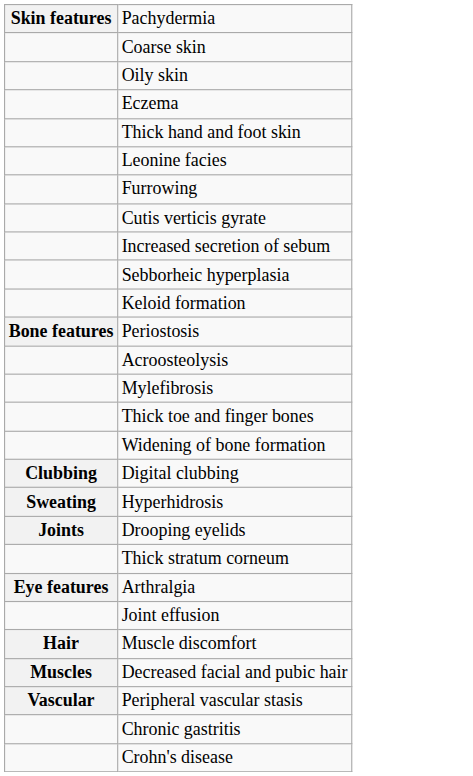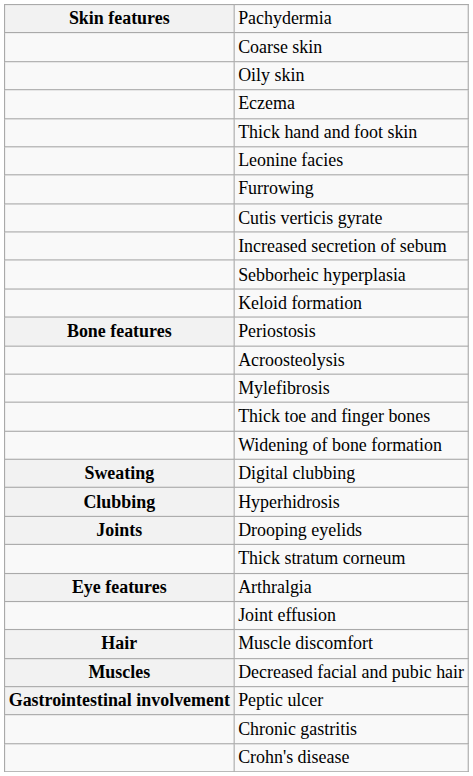(61, 473) Clubbing -> (119, 473) Sweating
(61, 501) Sweating -> (119, 501) Clubbing
- row: (212, 700)
+ row: (281, 700)
